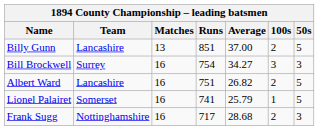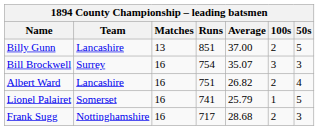(240, 64) 34.27 -> (240, 64) 35.07
(299, 82) 5 -> (299, 82) 4
